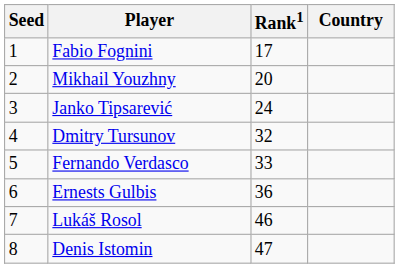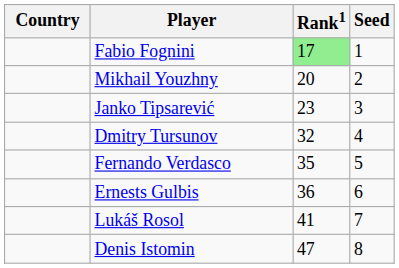columns swapped: (351, 20) <-> (26, 20)
(264, 51) no background -> (306, 51) lightgreen background
(264, 107) 24 -> (306, 107) 23
(264, 164) 33 -> (306, 164) 35
(264, 220) 46 -> (306, 220) 41
